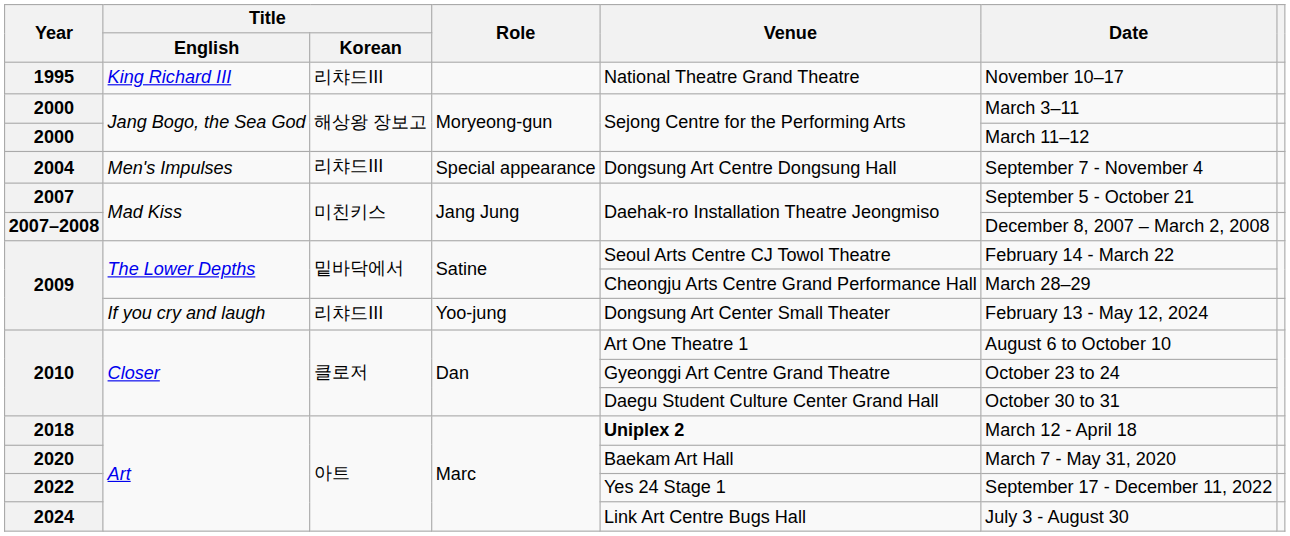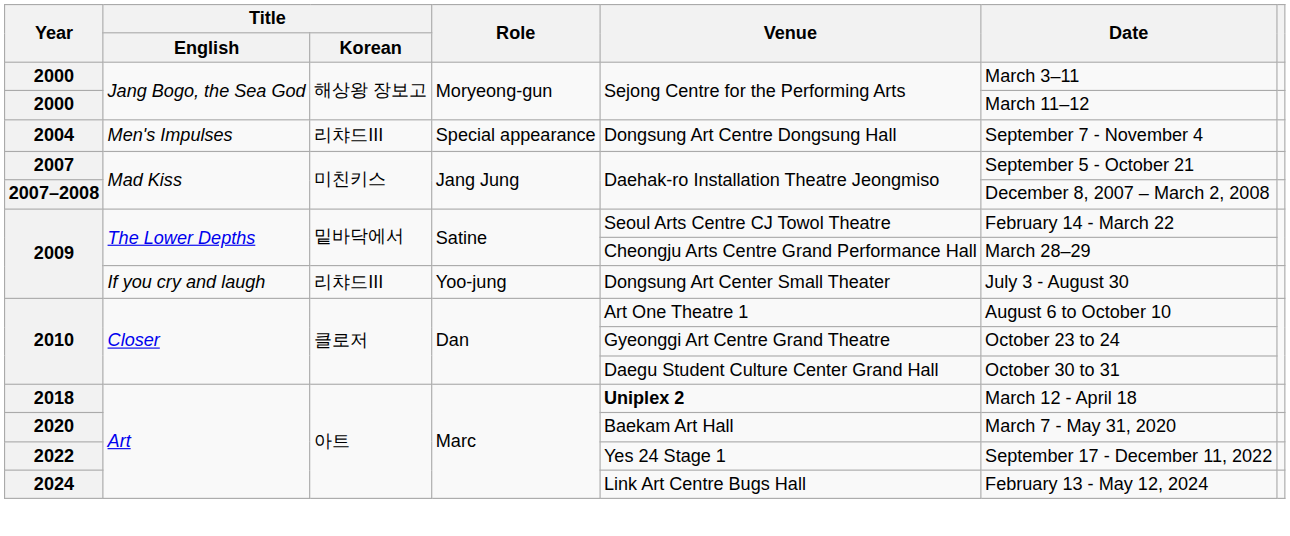- row: (54, 77)
(1097, 314) February 13 - May 12, 2024 -> (1057, 281) July 3 - August 30
(1057, 516) July 3 - August 30 -> (1097, 484) February 13 - May 12, 2024
